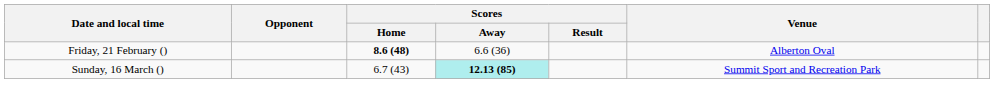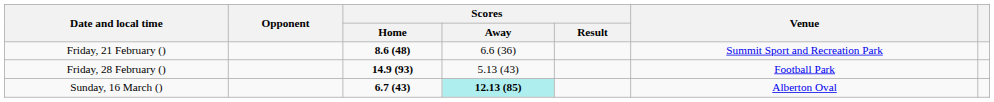(802, 51) Alberton Oval -> (805, 51) Summit Sport and Recreation Park
+ row: (116, 69)
(391, 69) normal -> (393, 88) bold
(802, 69) Summit Sport and Recreation Park -> (805, 88) Alberton Oval
